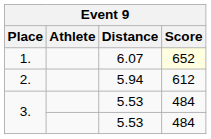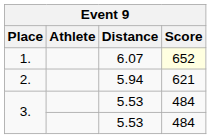(184, 79) 612 -> (184, 79) 621
